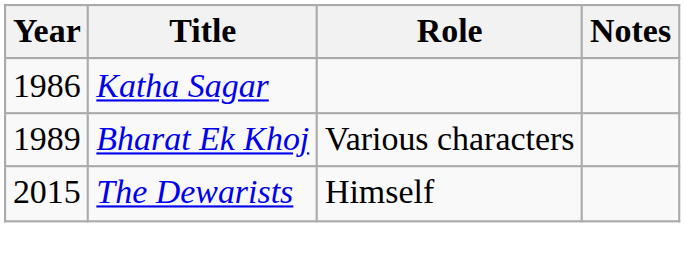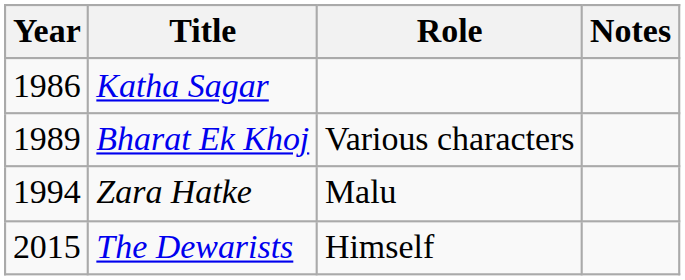+ row: (174, 192)
